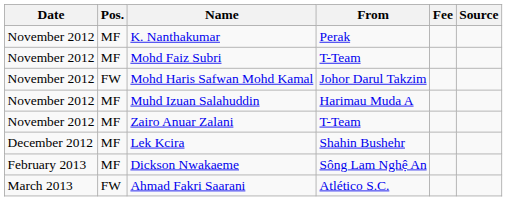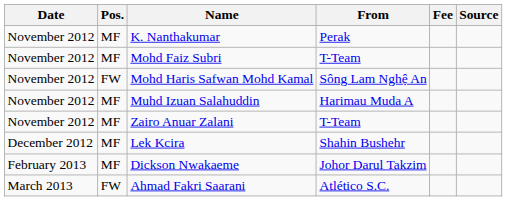(373, 79) Johor Darul Takzim -> (373, 79) Sông Lam Nghệ An
(373, 164) Sông Lam Nghệ An -> (373, 164) Johor Darul Takzim
